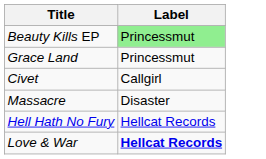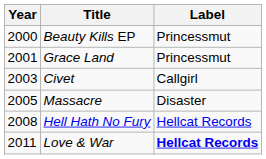+ column: (22, 15)
(157, 36) lightgreen background -> (194, 36) no background
